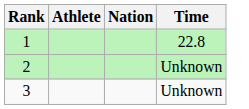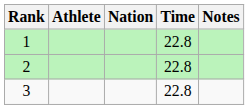+ column: (221, 16)
(191, 66) Unknown -> (178, 66) 22.8
(191, 91) Unknown -> (178, 91) 22.8
